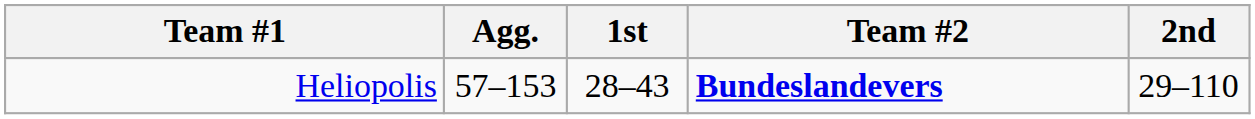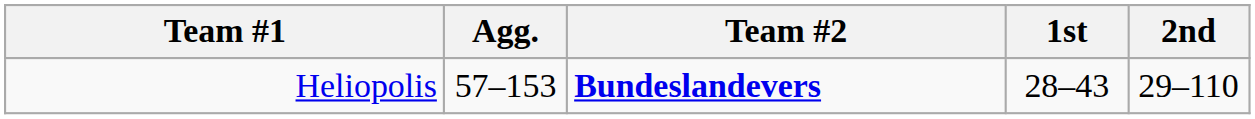columns swapped: (908, 31) <-> (627, 31)
